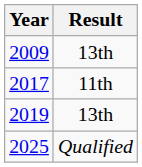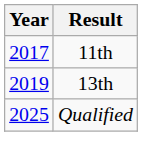- row: (29, 51)
